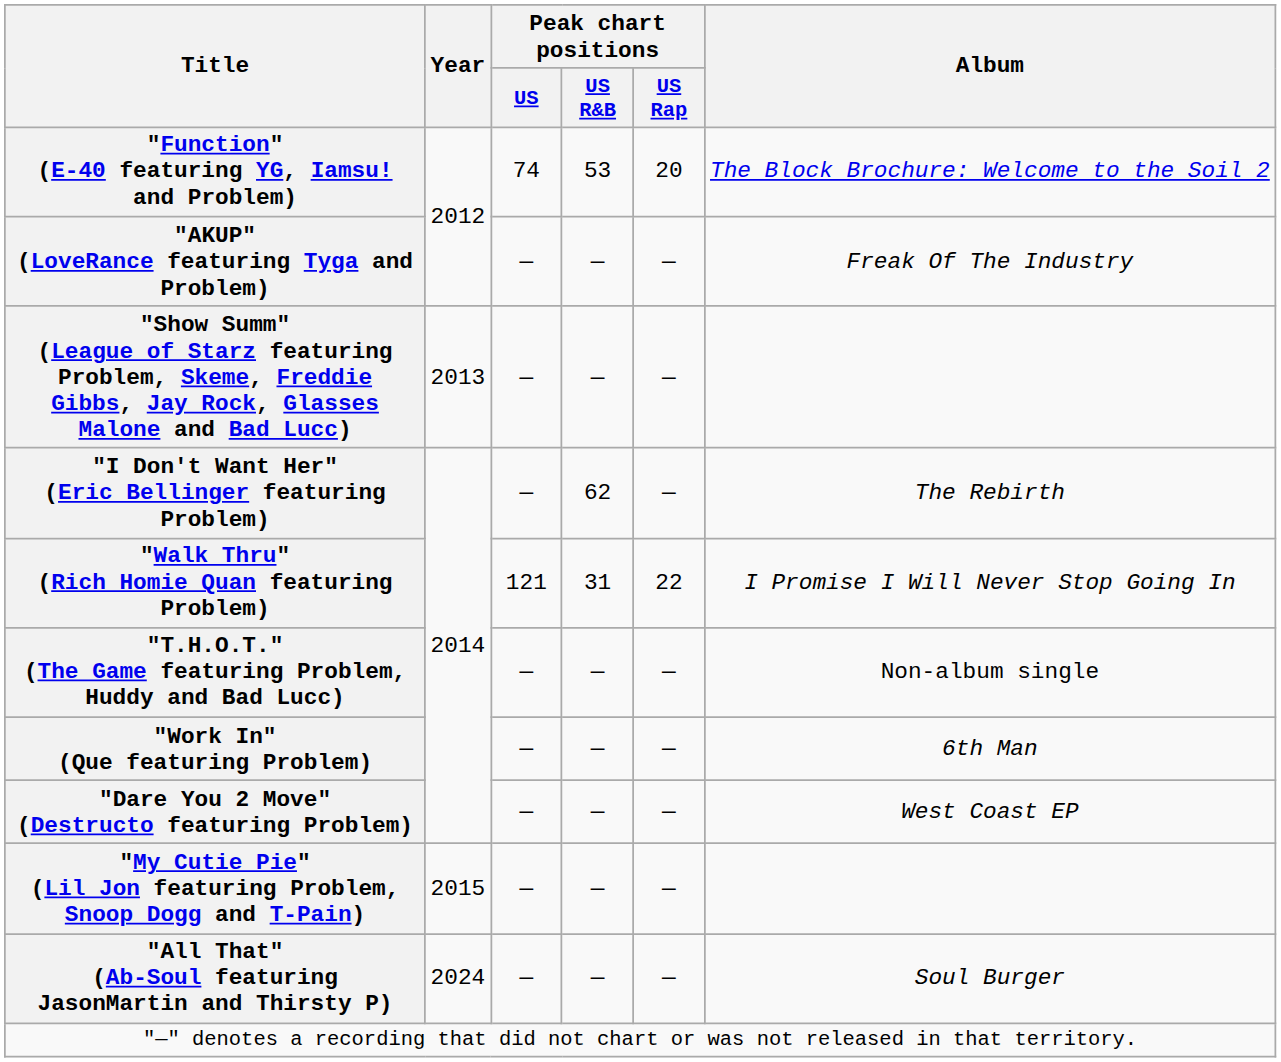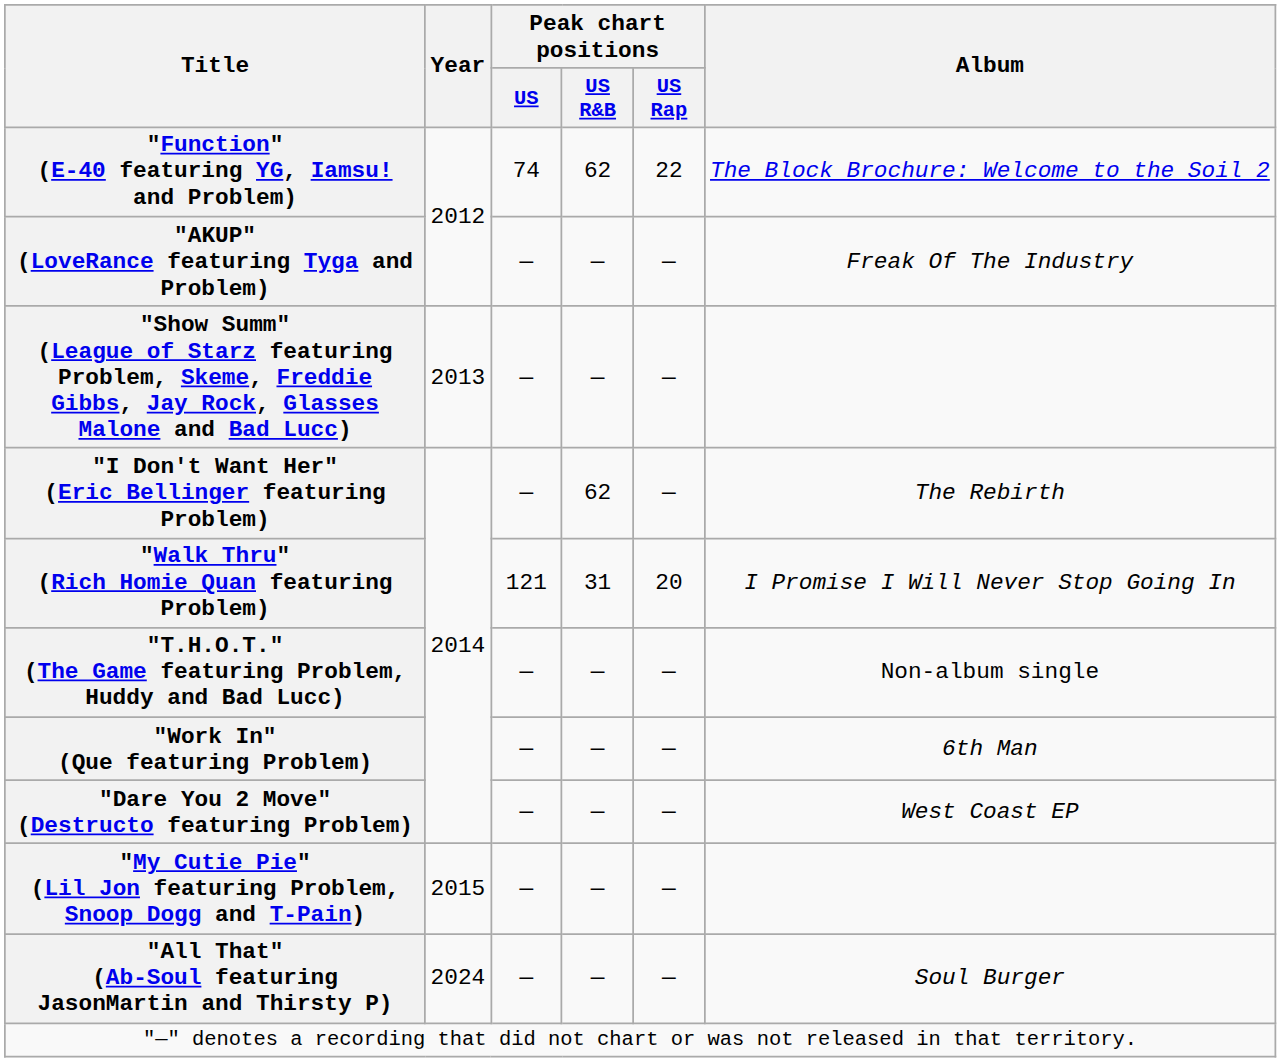(598, 172) 53 -> (598, 172) 62
(669, 172) 20 -> (669, 172) 22
(669, 583) 22 -> (669, 583) 20
